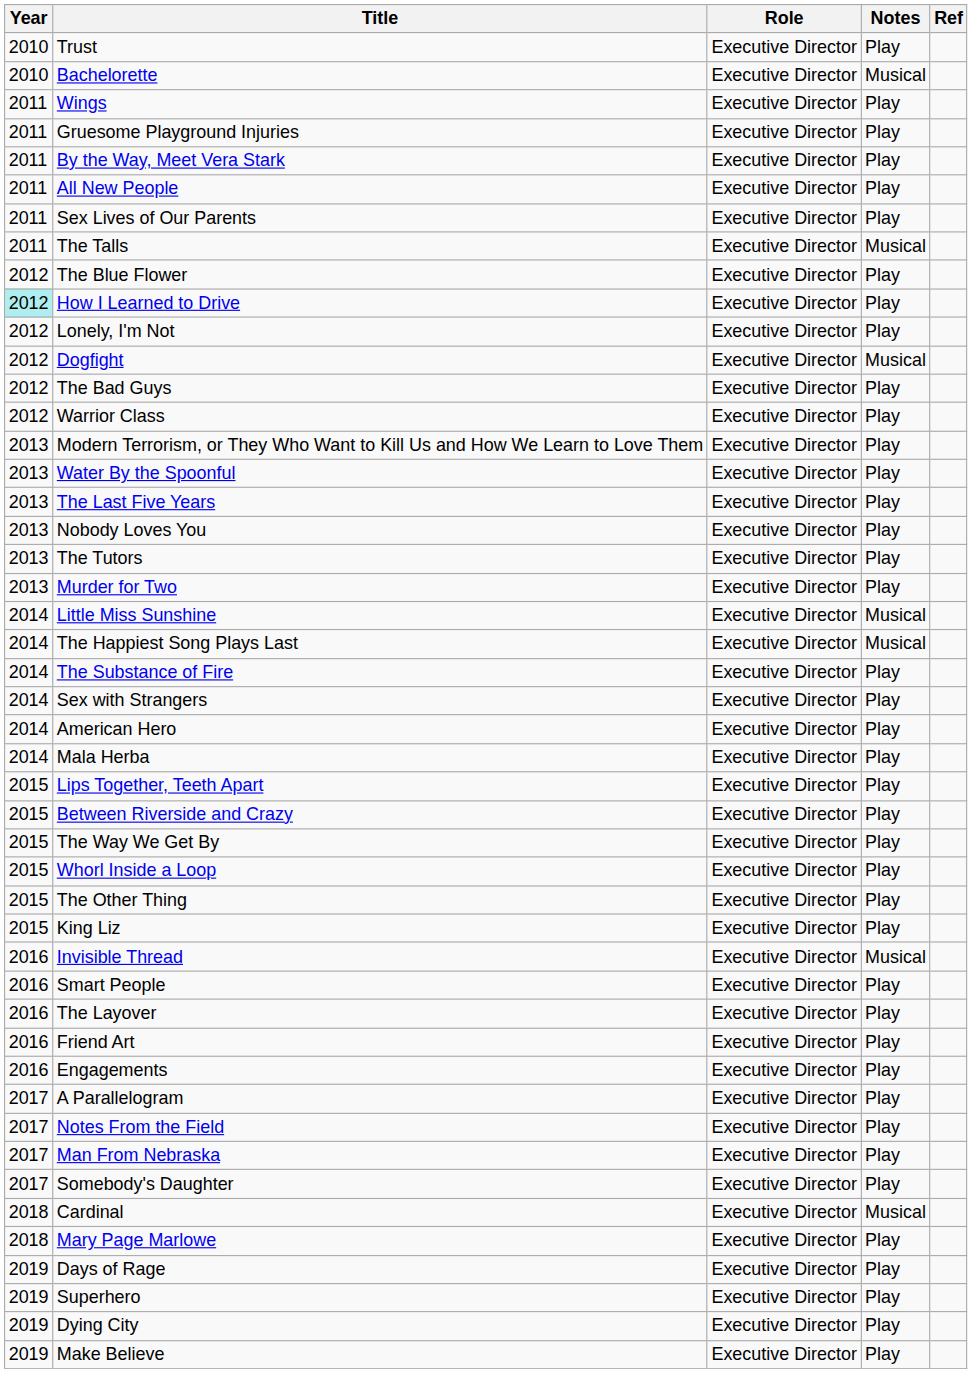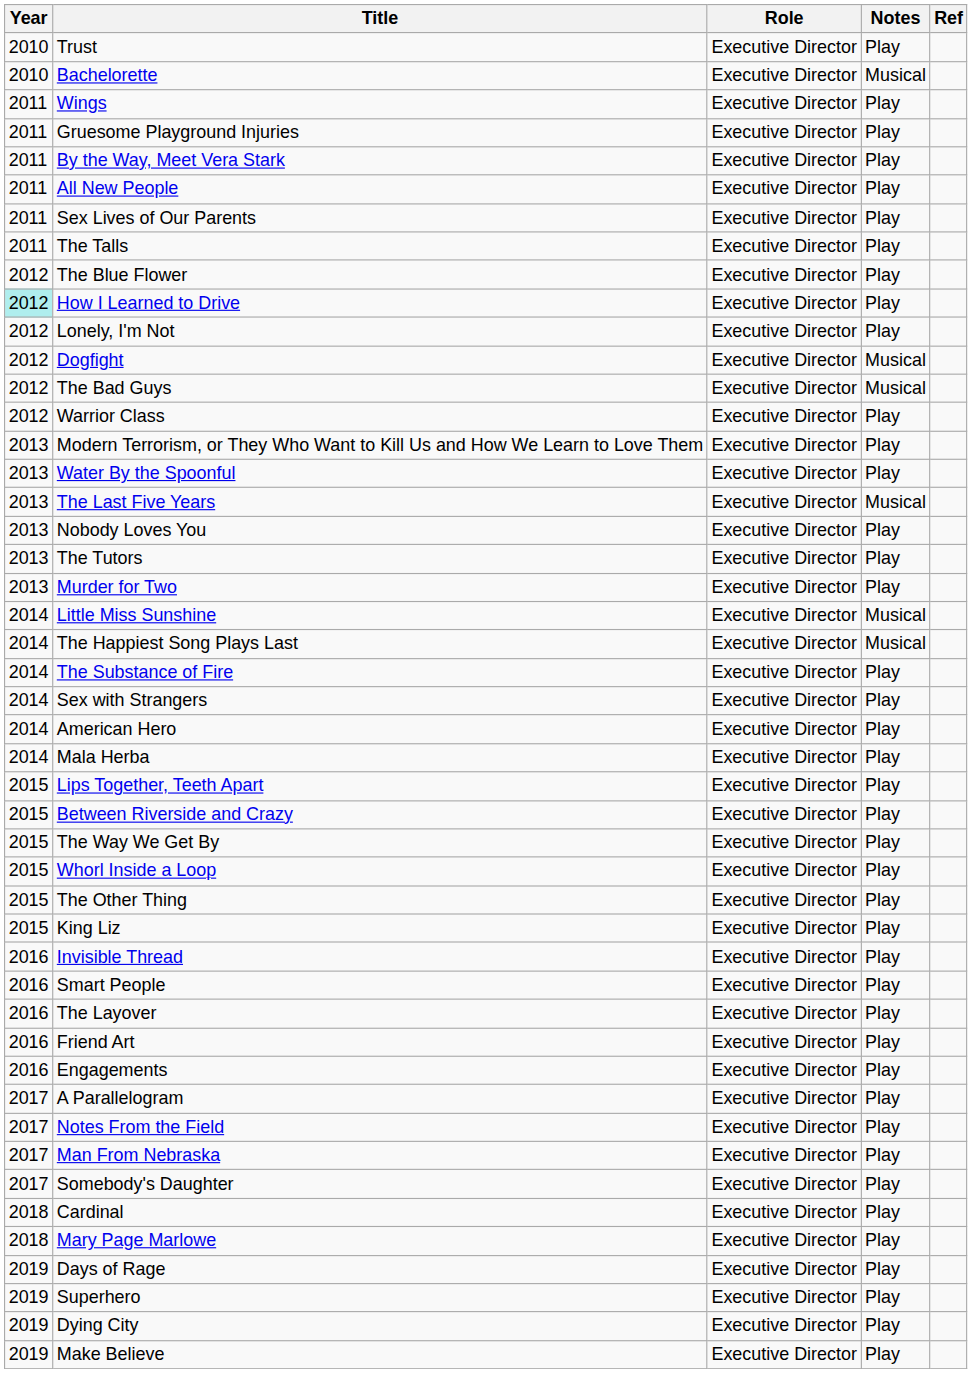(895, 246) Musical -> (883, 246) Play
(883, 388) Play -> (895, 388) Musical
(883, 501) Play -> (895, 501) Musical
(895, 956) Musical -> (883, 956) Play
(895, 1212) Musical -> (883, 1212) Play
